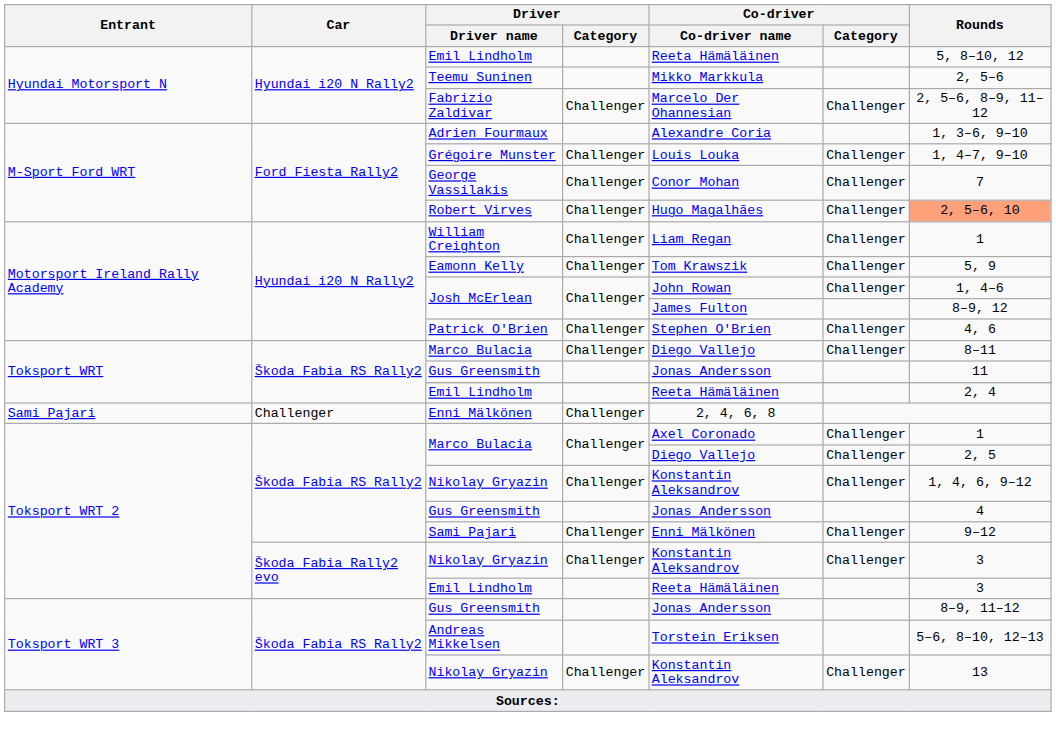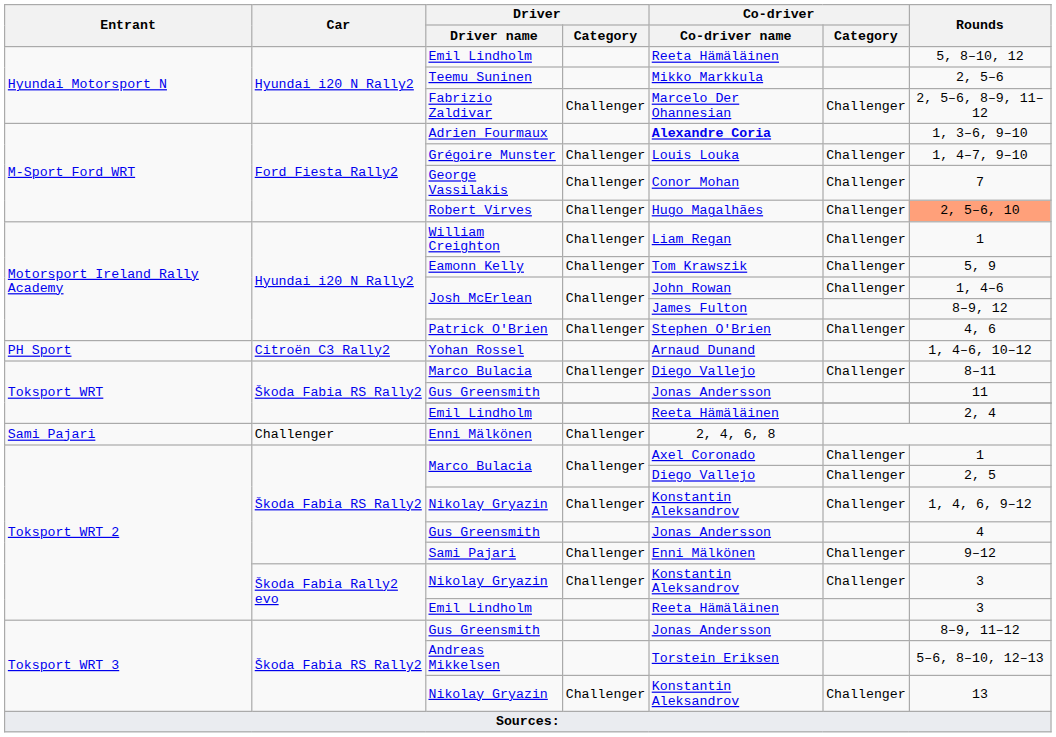(711, 134) normal -> (711, 134) bold
+ row: (40, 351)
